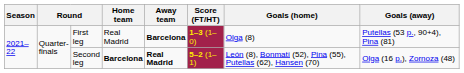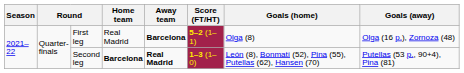(203, 37) 1–3 (1–0) -> (203, 37) 5–2 (1–1)
(402, 37) Putellas (53 p., 90+4), Pina (81) -> (409, 37) Olga (16 p.), Zornoza (48)
(203, 58) 5–2 (1–1) -> (203, 58) 1–3 (1–0)
(409, 58) Olga (16 p.), Zornoza (48) -> (402, 58) Putellas (53 p., 90+4), Pina (81)
